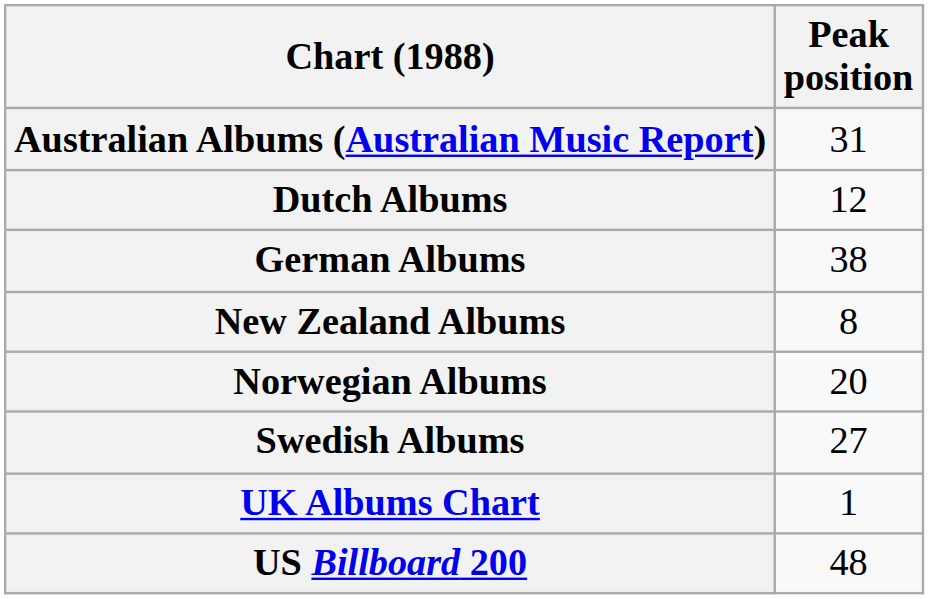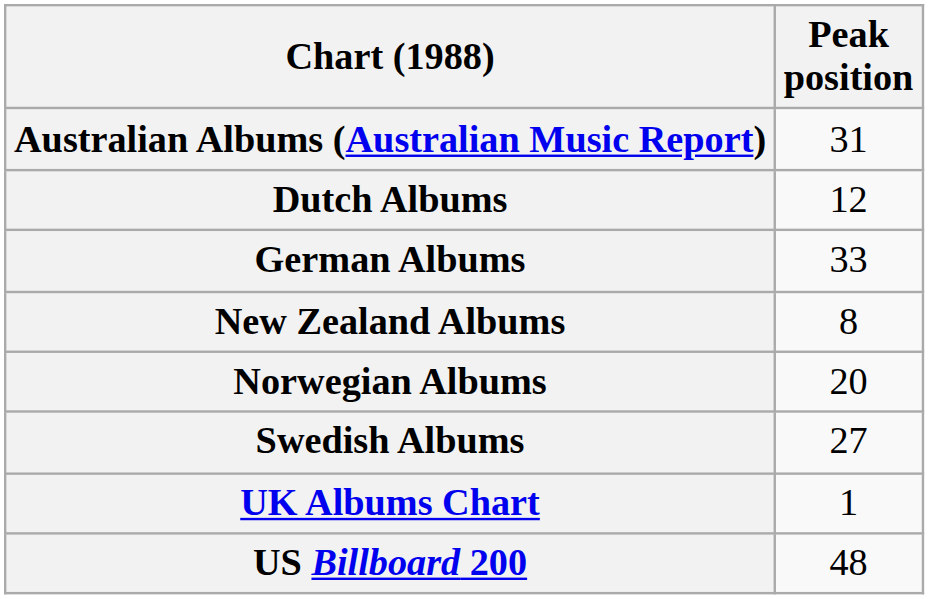(849, 259) 38 -> (849, 259) 33
